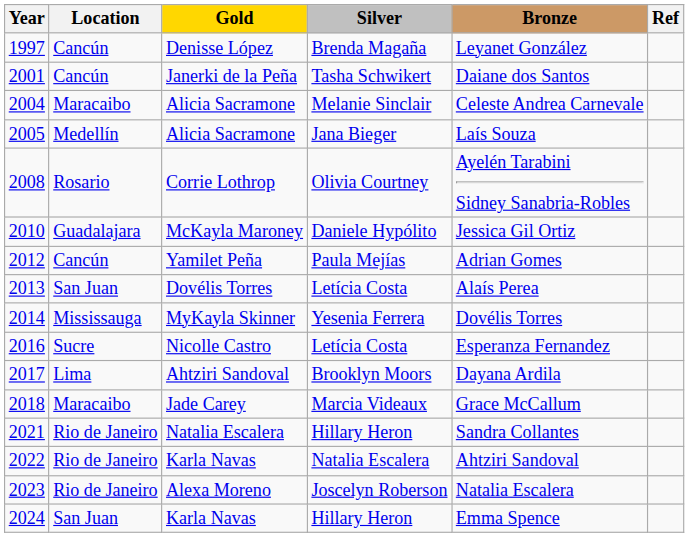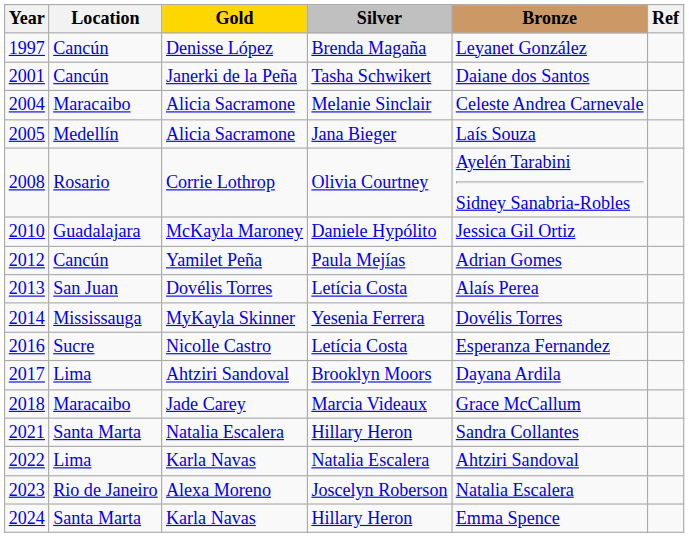(105, 432) Rio de Janeiro -> (97, 432) Santa Marta
(105, 460) Rio de Janeiro -> (72, 460) Lima
(86, 518) San Juan -> (97, 518) Santa Marta
